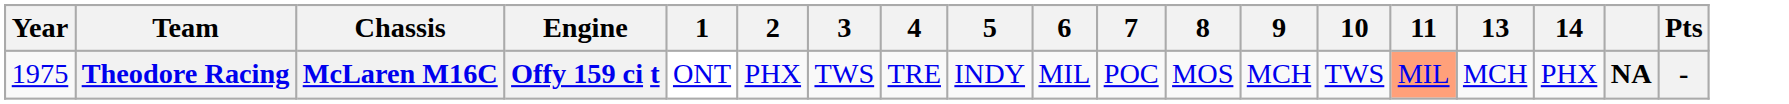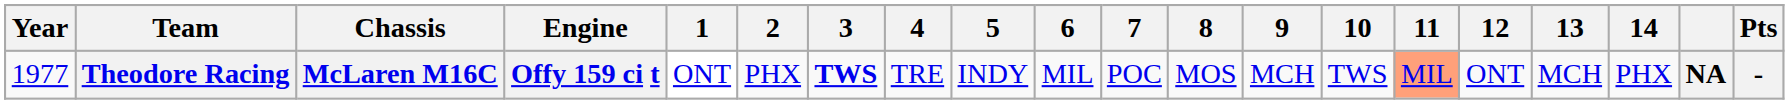+ column: (1495, 27)
(40, 74) 1975 -> (40, 74) 1977
(844, 74) normal -> (846, 74) bold
